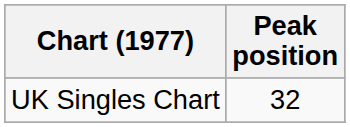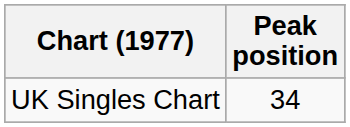(285, 99) 32 -> (285, 99) 34
